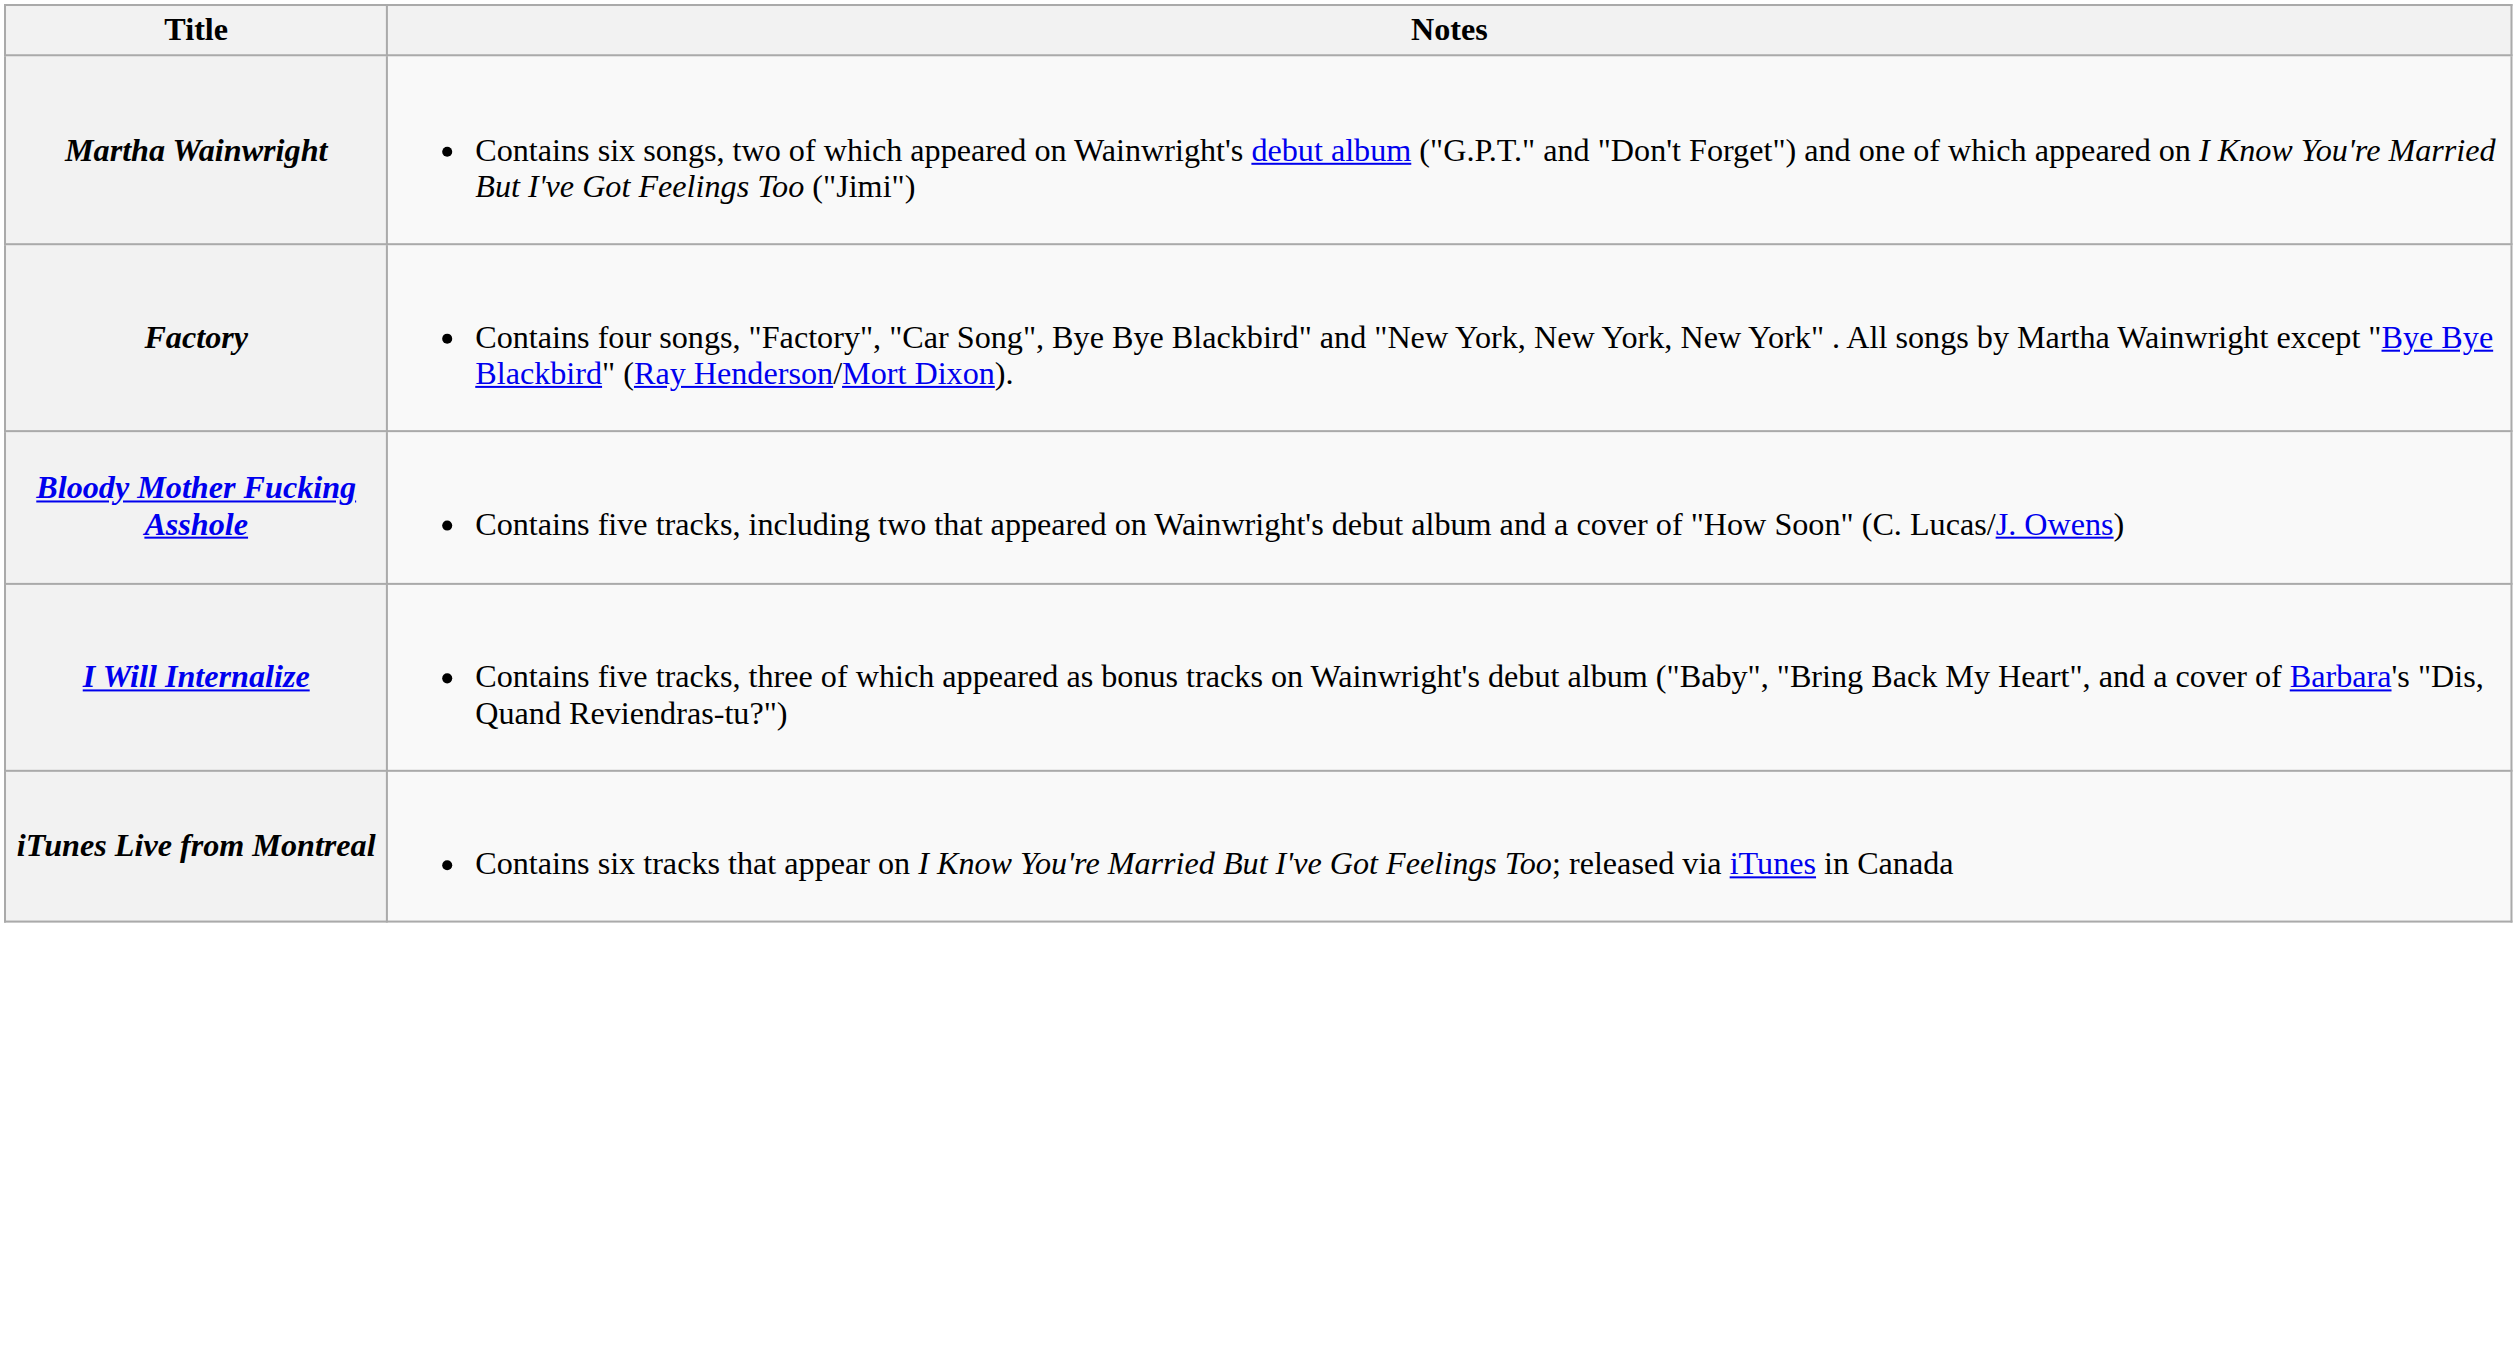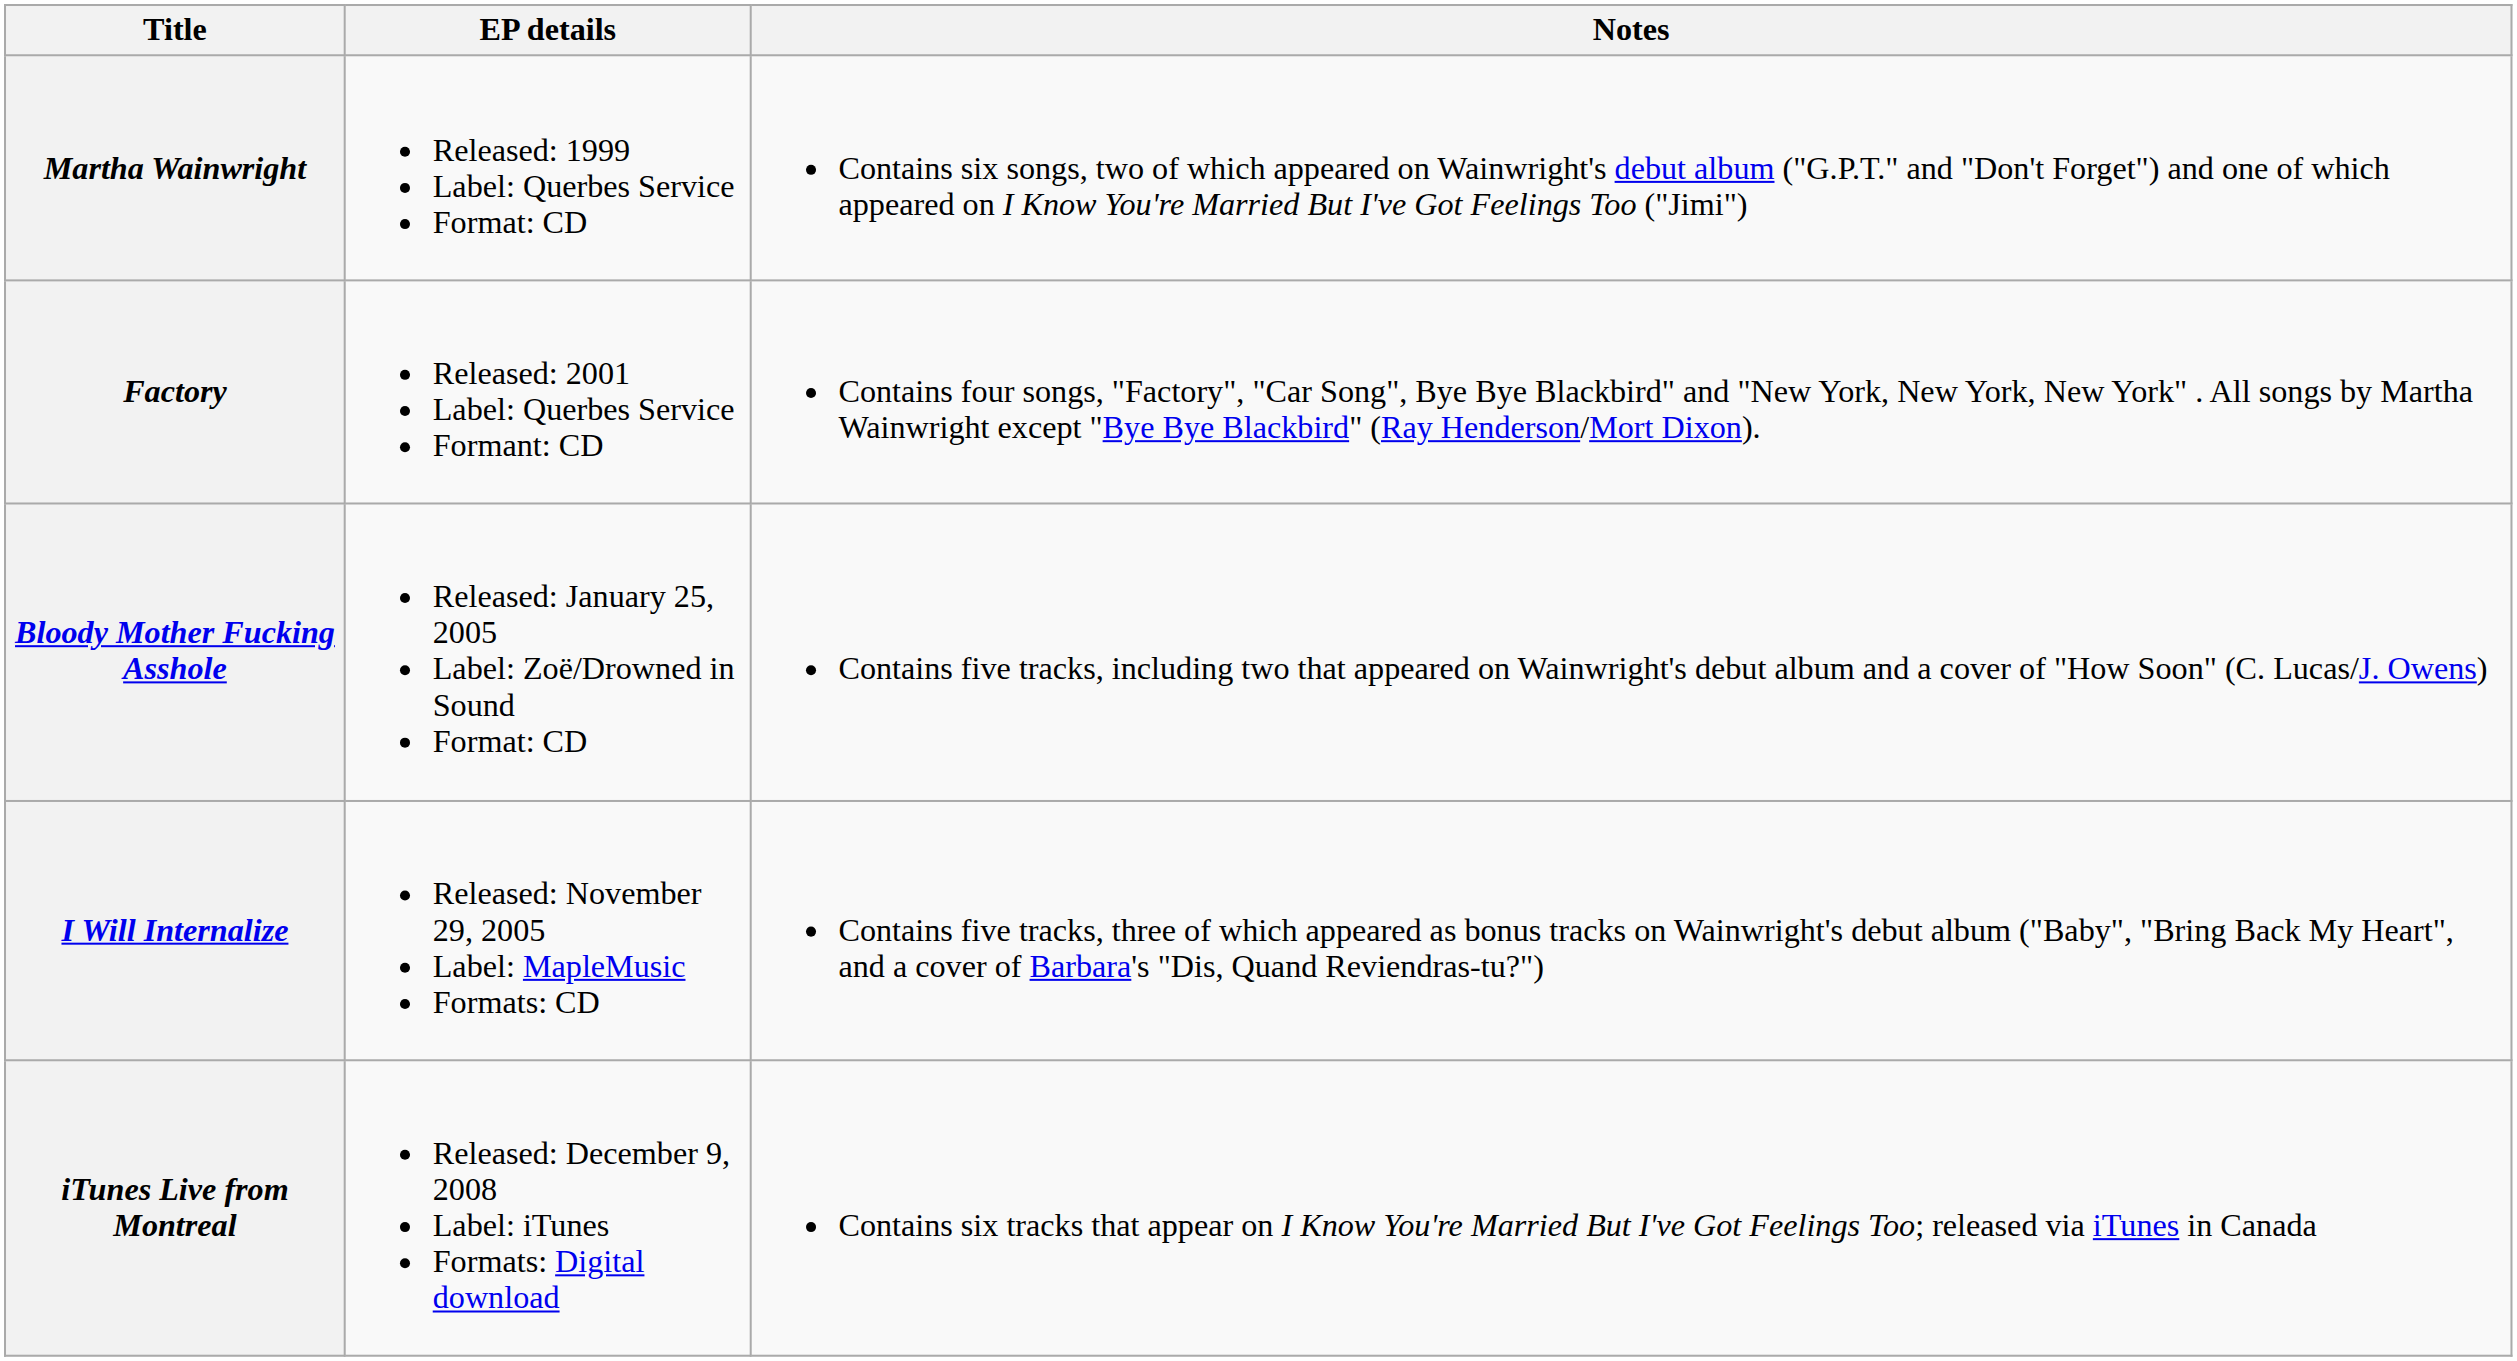+ column: (548, 30)
